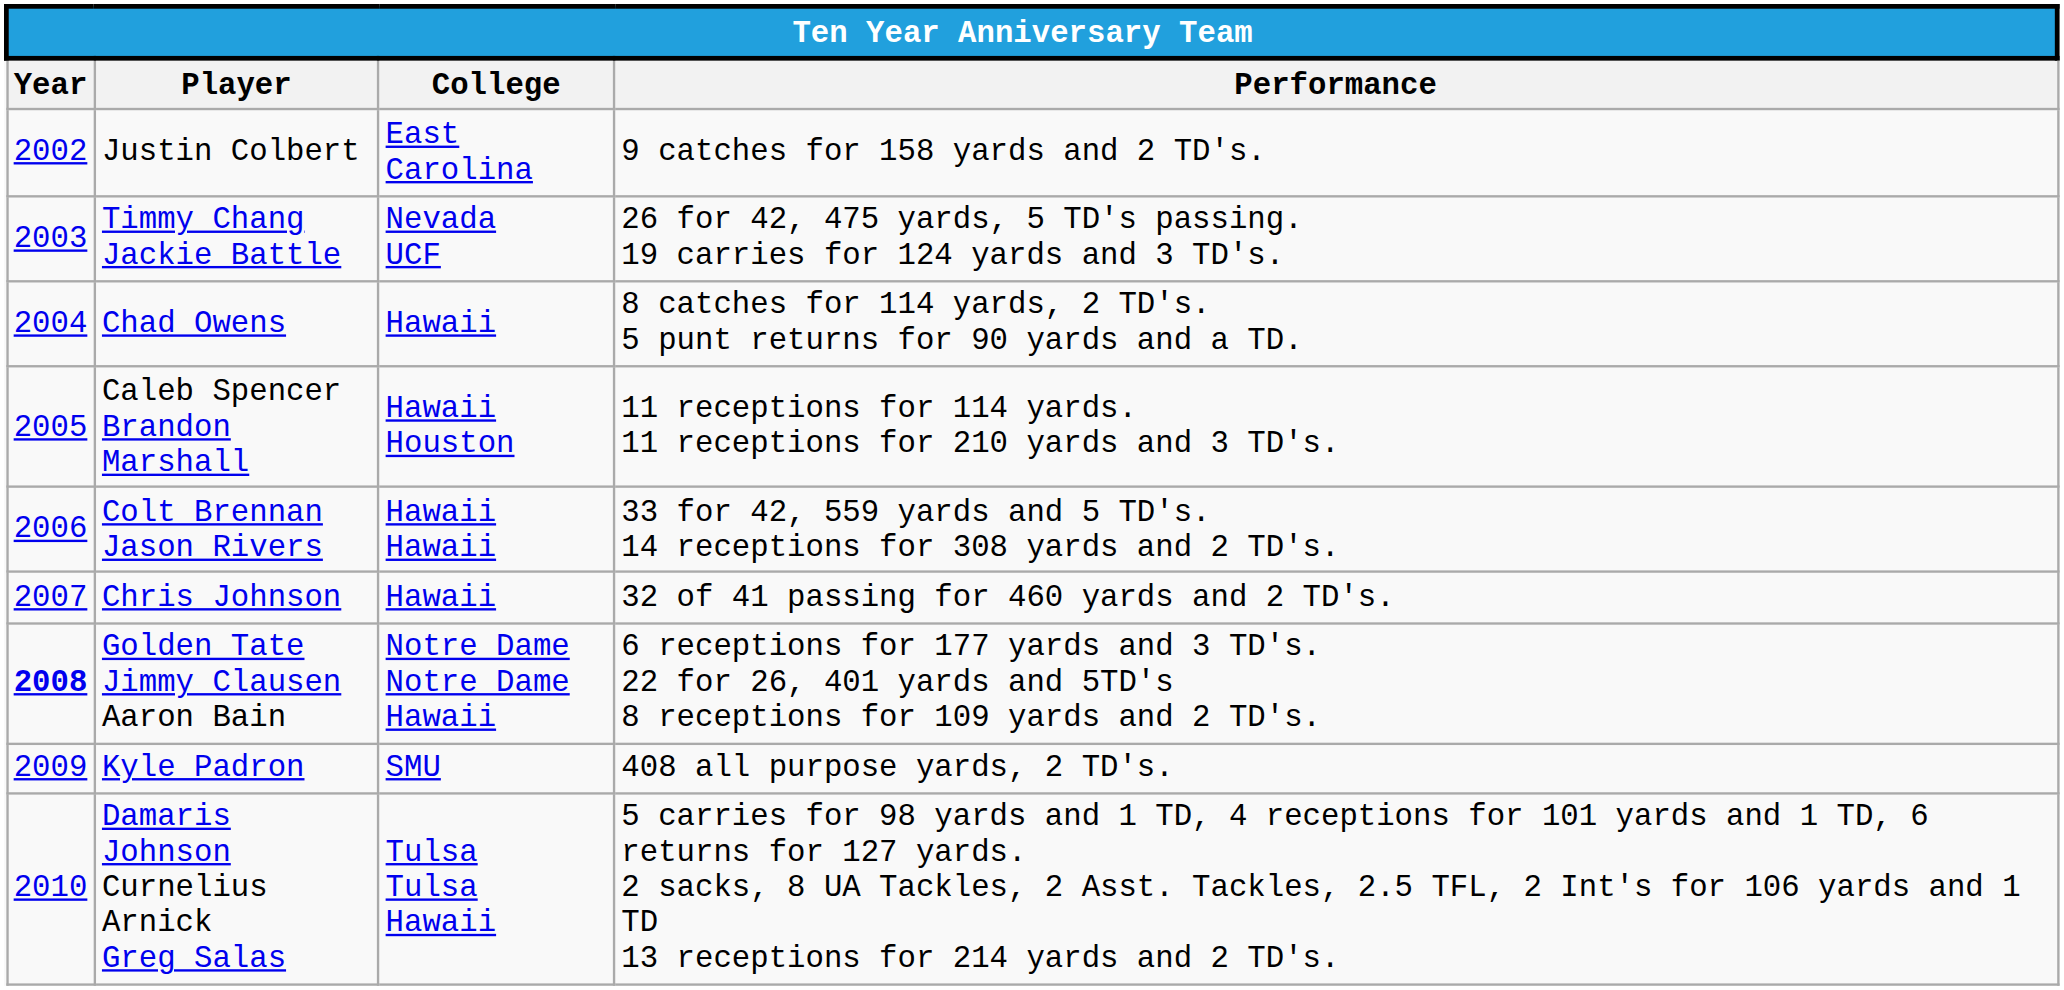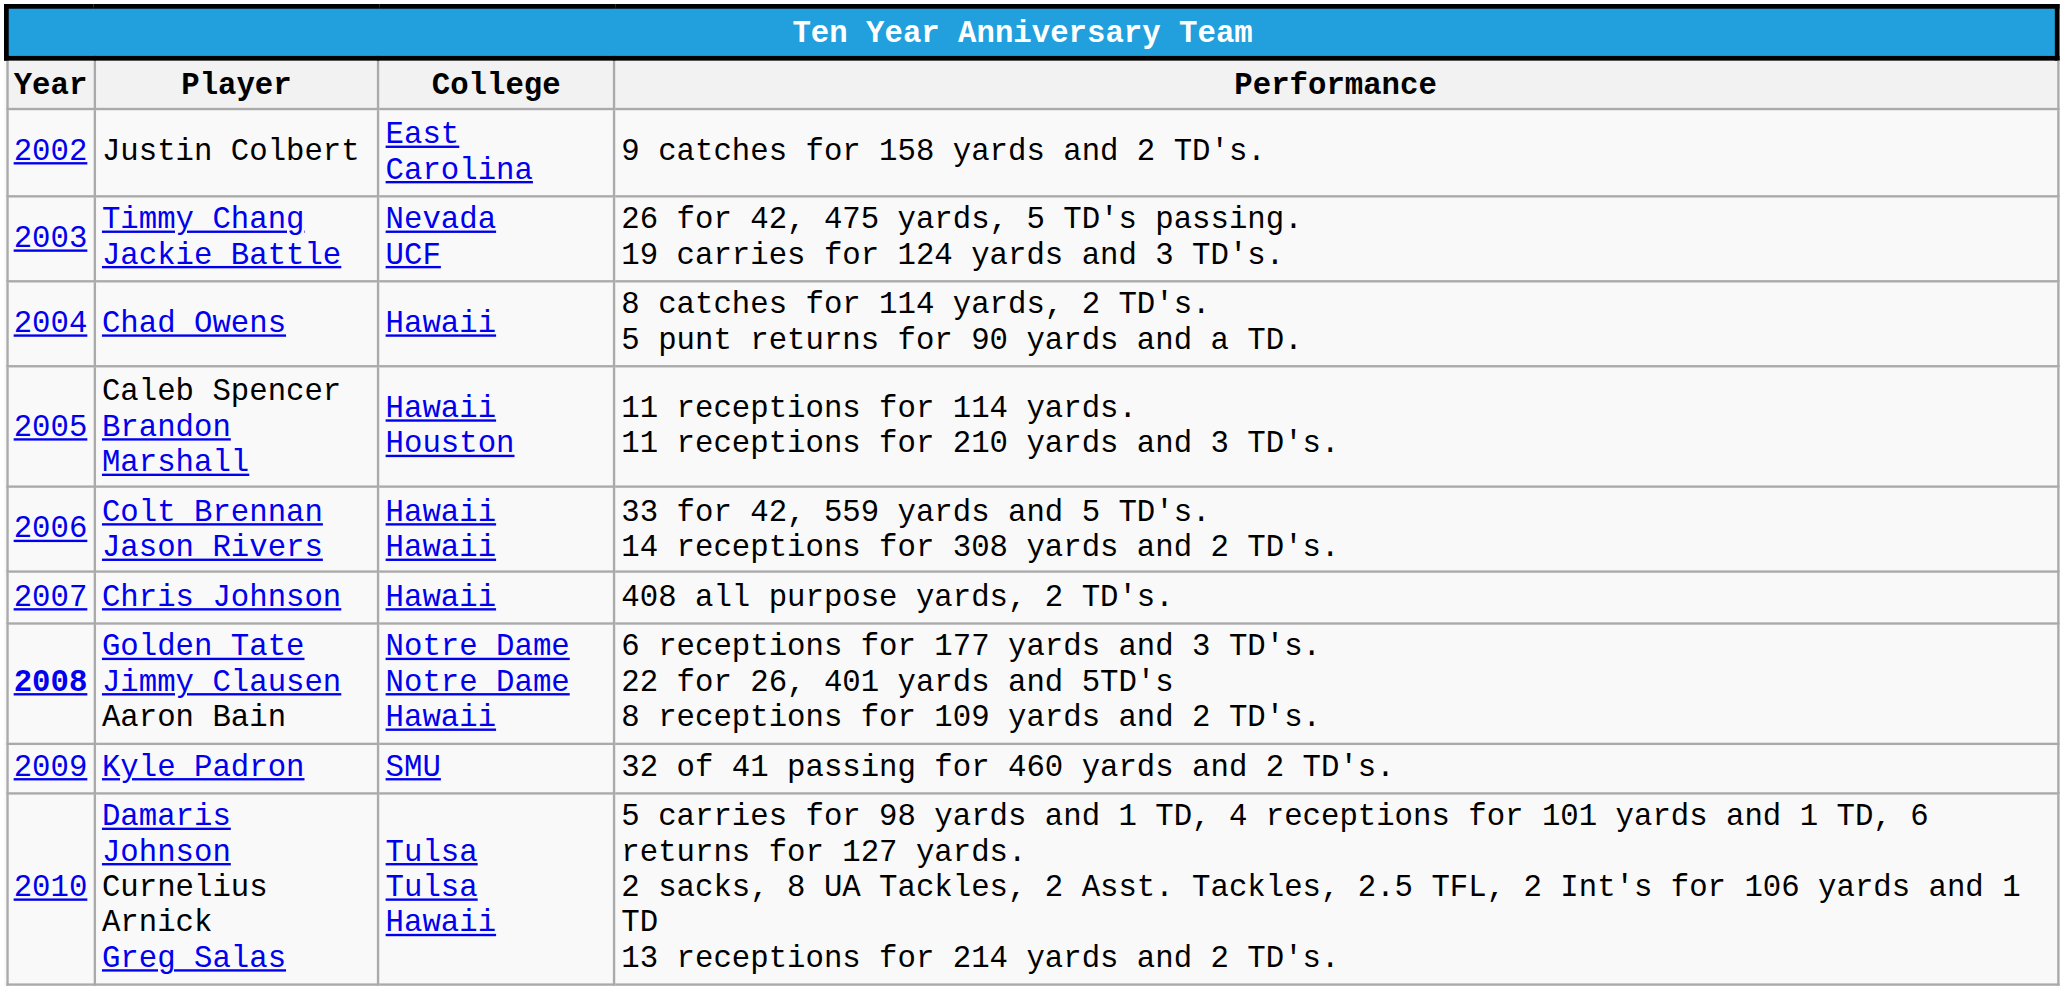(1008, 597) 32 of 41 passing for 460 yards and 2 TD's. -> (898, 597) 408 all purpose yards, 2 TD's.
(898, 768) 408 all purpose yards, 2 TD's. -> (1008, 768) 32 of 41 passing for 460 yards and 2 TD's.
